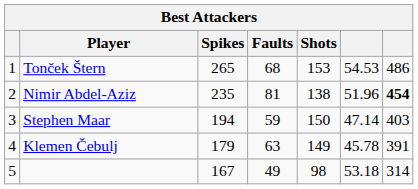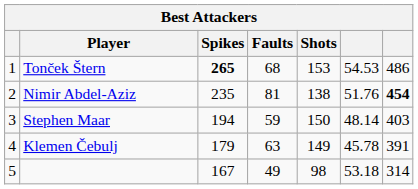(223, 69) normal -> (223, 69) bold
(362, 94) 51.96 -> (362, 94) 51.76
(362, 120) 47.14 -> (362, 120) 48.14
